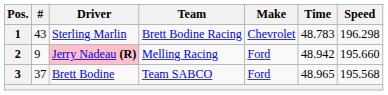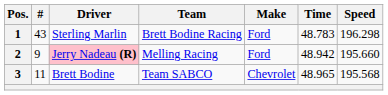(271, 34) Chevrolet -> (259, 34) Ford
(40, 74) 37 -> (40, 74) 11
(259, 74) Ford -> (271, 74) Chevrolet
